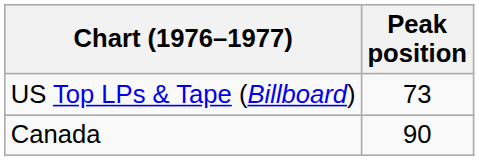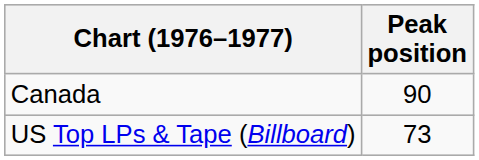rows swapped: (56, 134) <-> (183, 94)
